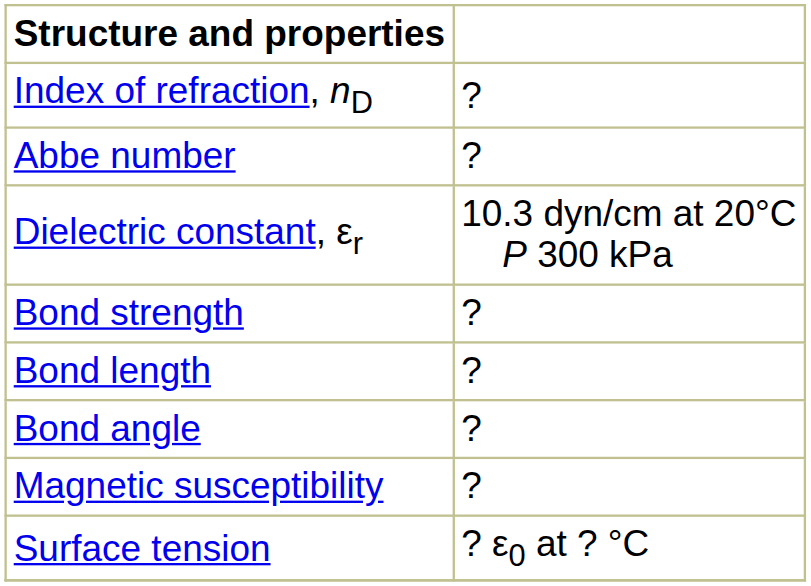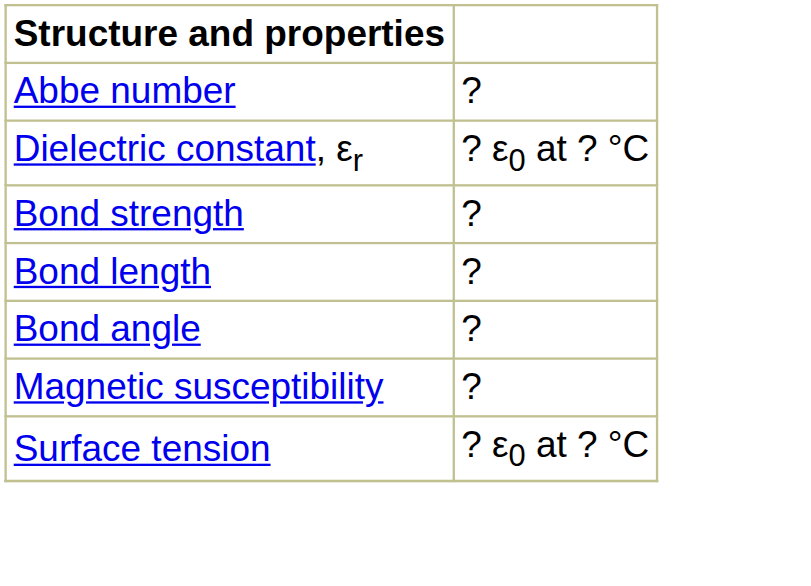- row: (193, 95)
(629, 234) 10.3 dyn/cm at 20°C P 300 kPa -> (555, 153) ? ε0 at ? °C
